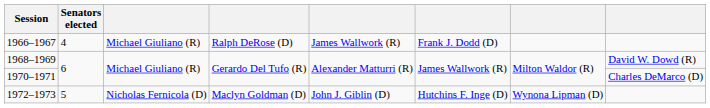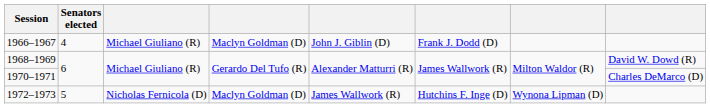(252, 42) Ralph DeRose (D) -> (259, 42) Maclyn Goldman (D)
(356, 42) James Wallwork (R) -> (351, 42) John J. Giblin (D)
(351, 94) John J. Giblin (D) -> (356, 94) James Wallwork (R)
